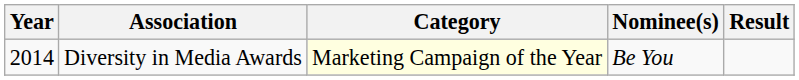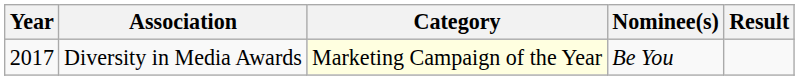(32, 57) 2014 -> (32, 57) 2017
